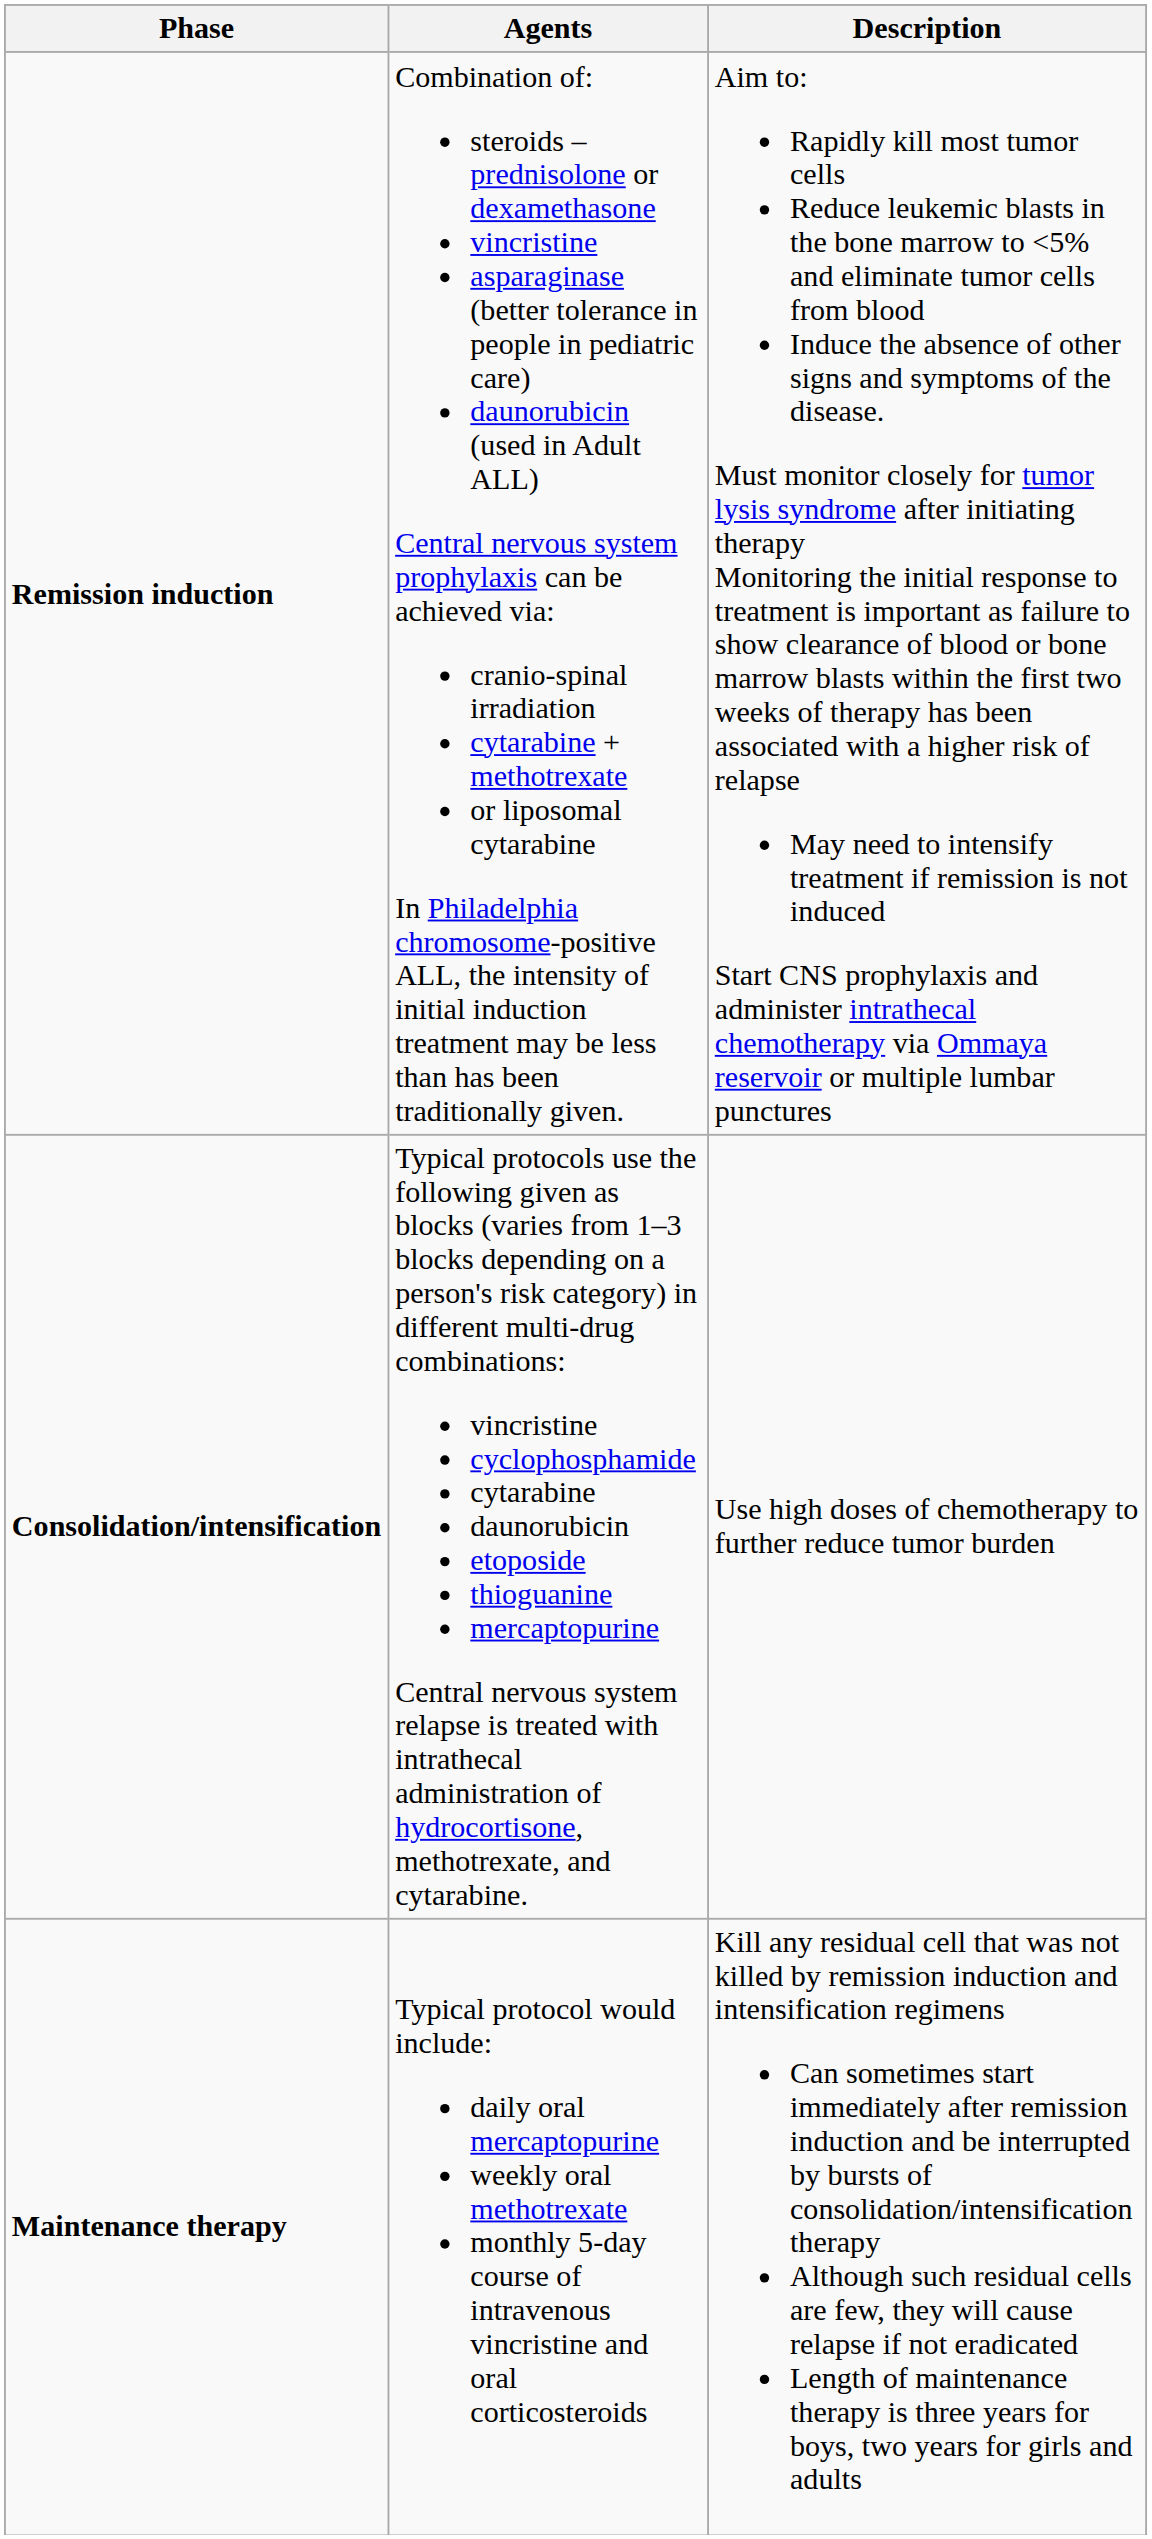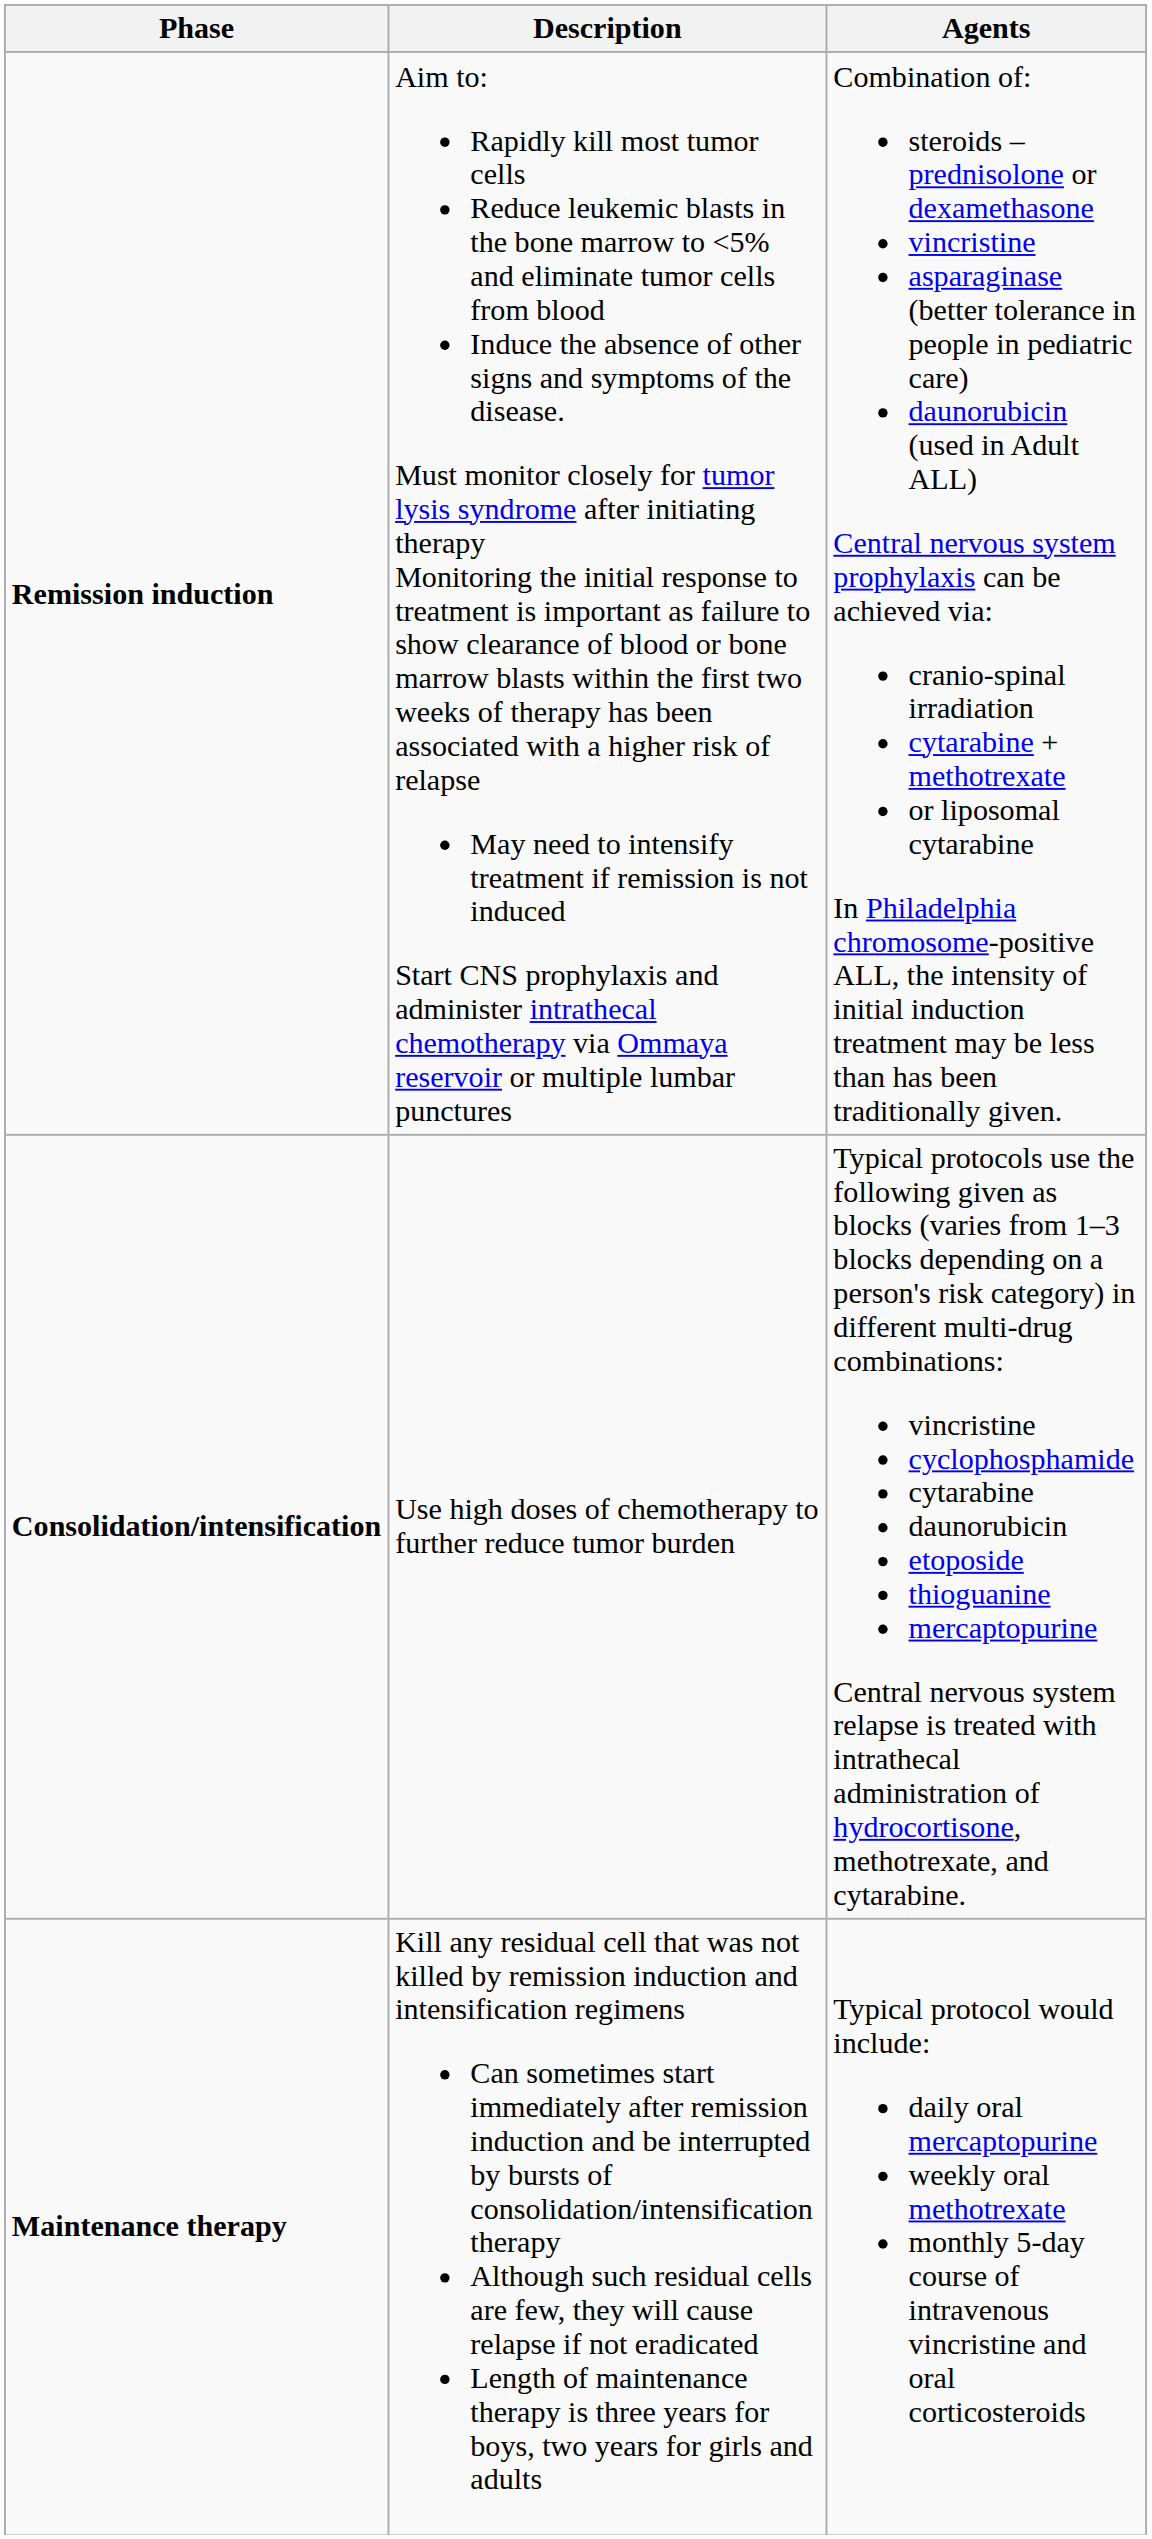columns swapped: (927, 28) <-> (548, 28)
